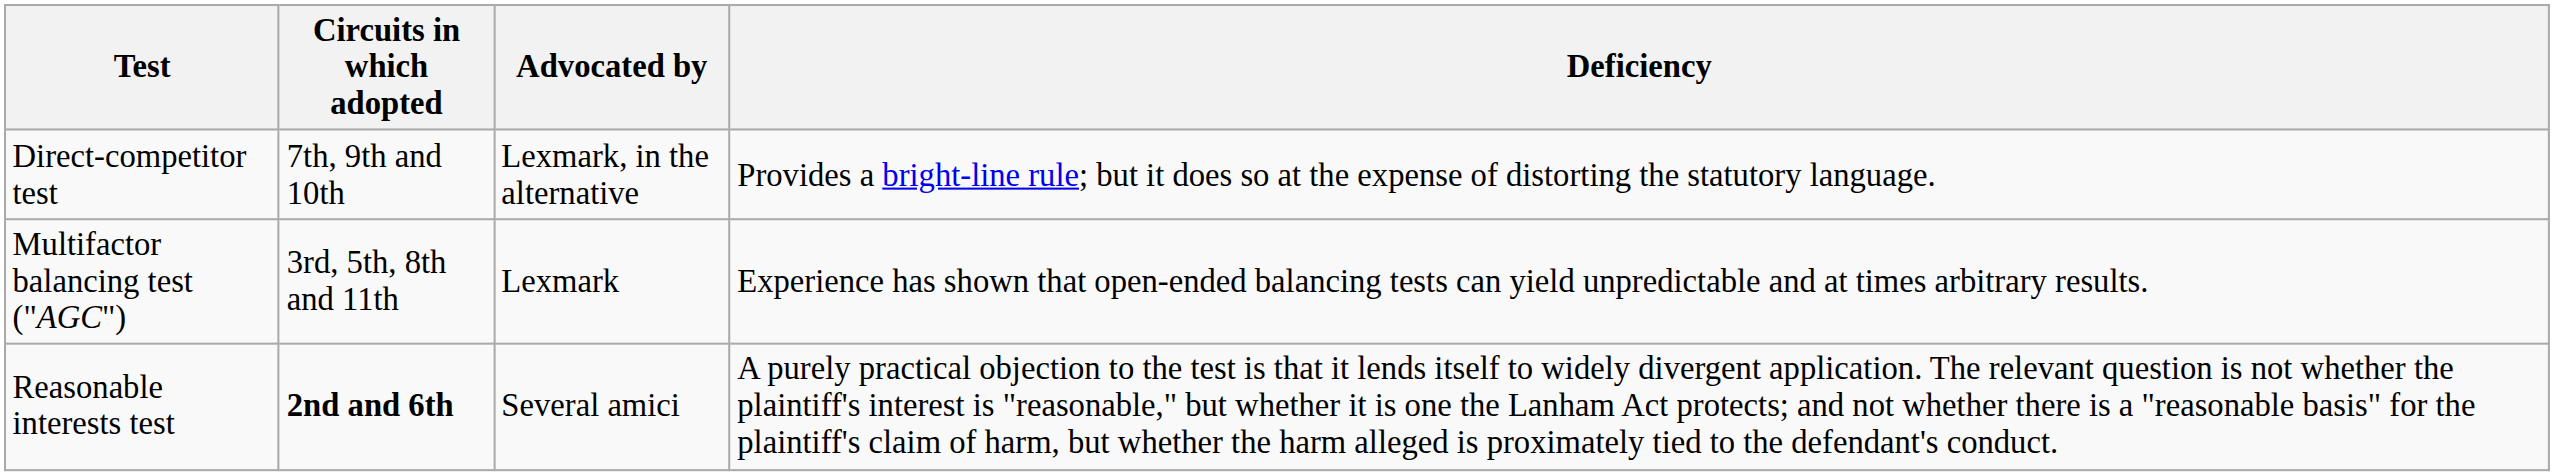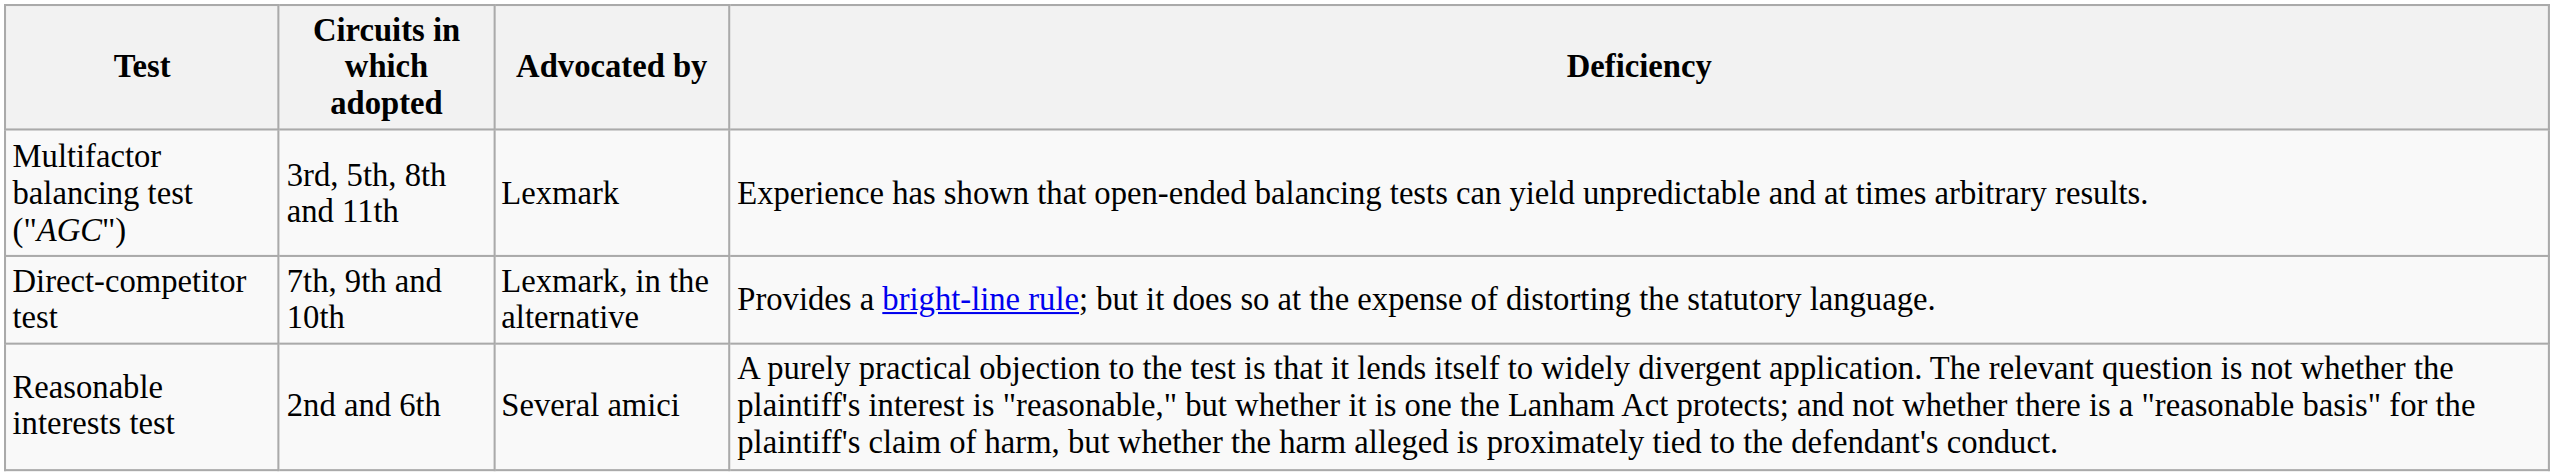rows swapped: (103, 280) <-> (129, 173)
(370, 405) bold -> (364, 405) normal
